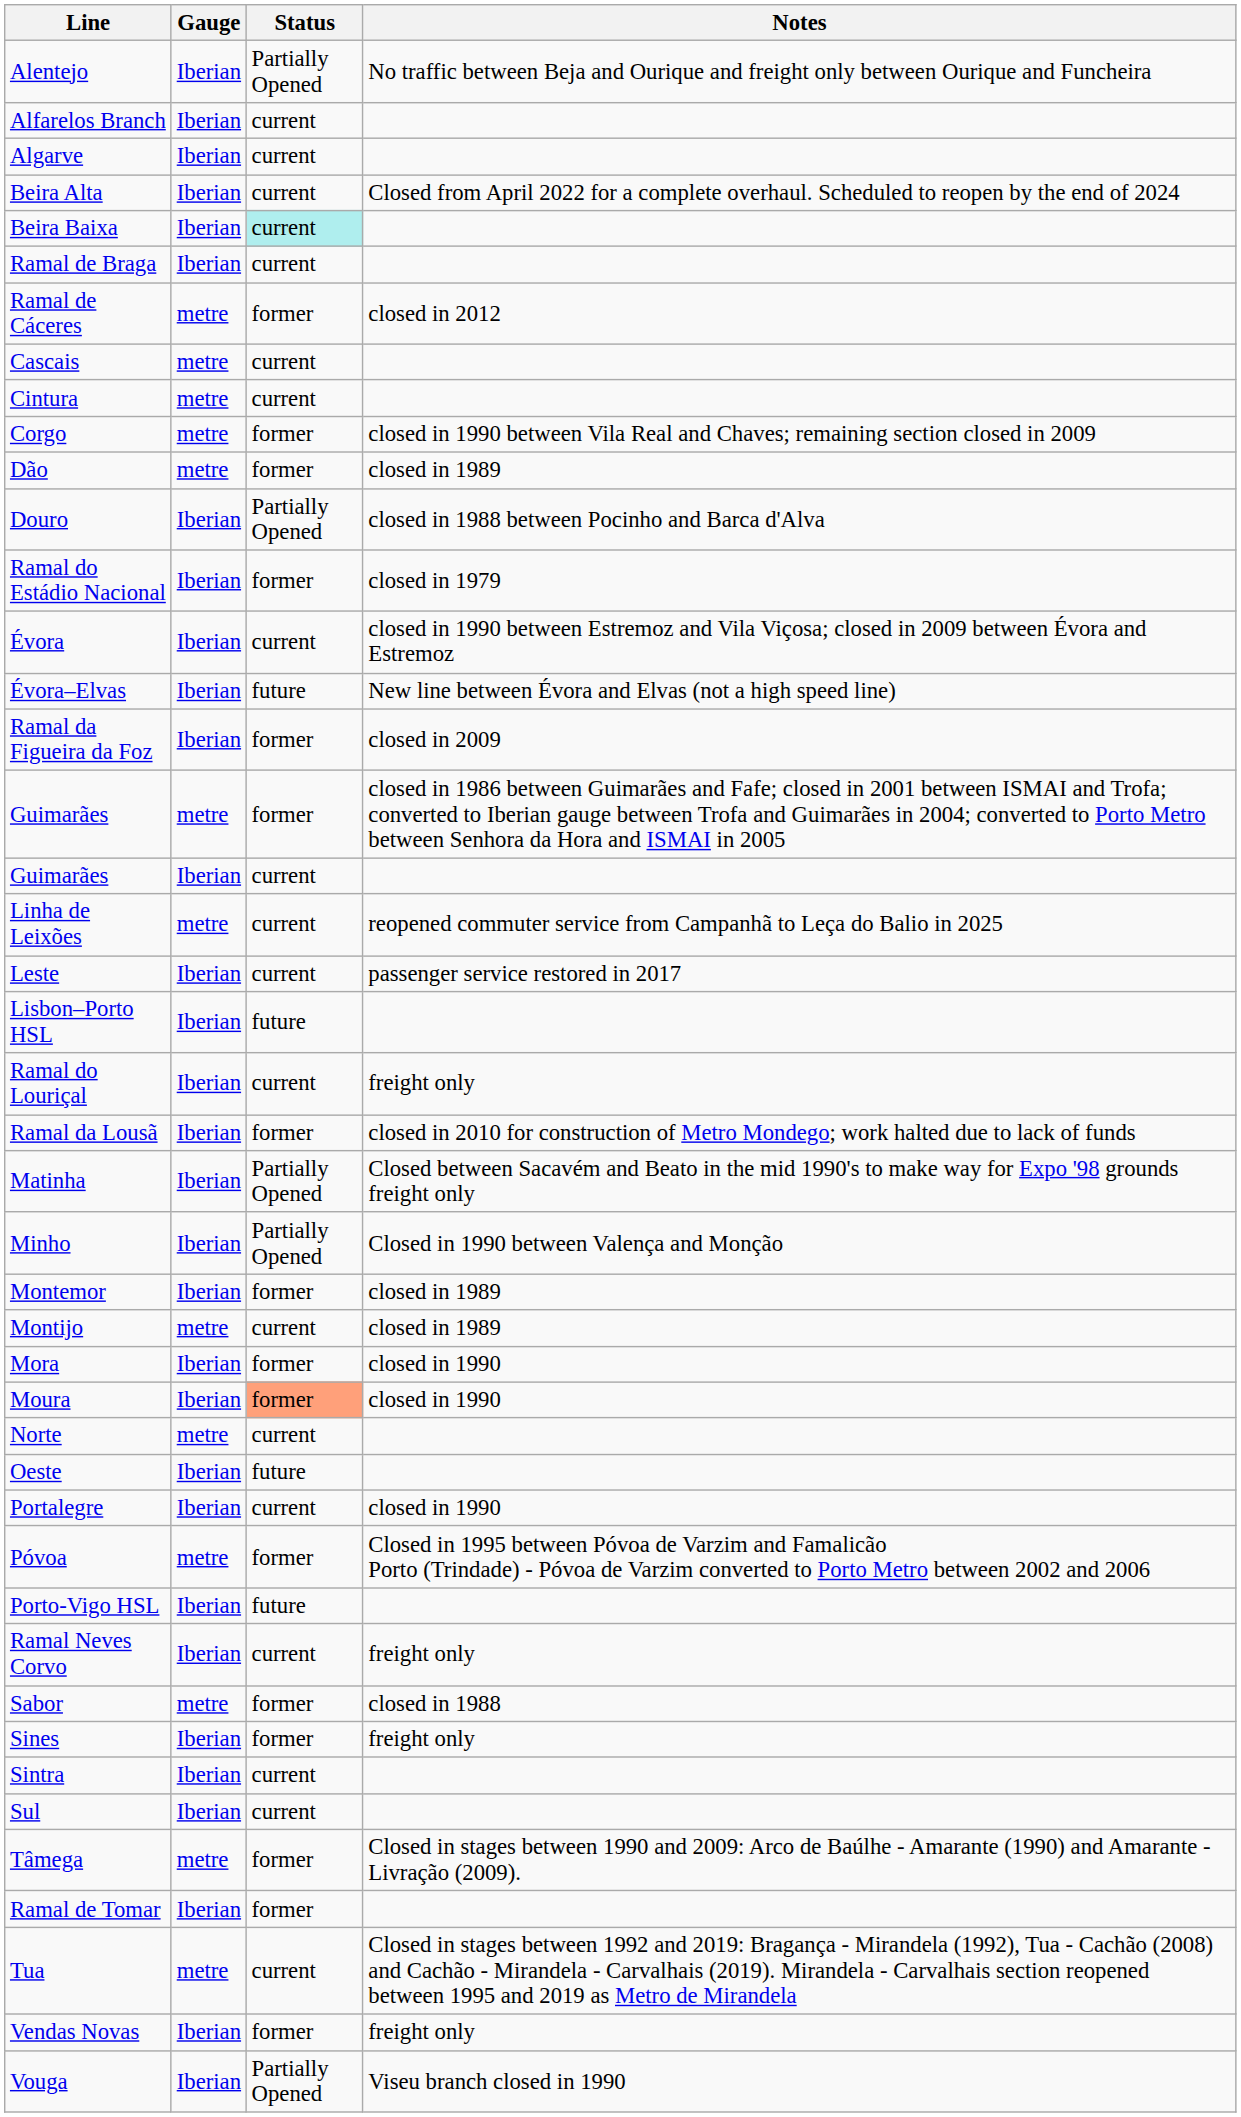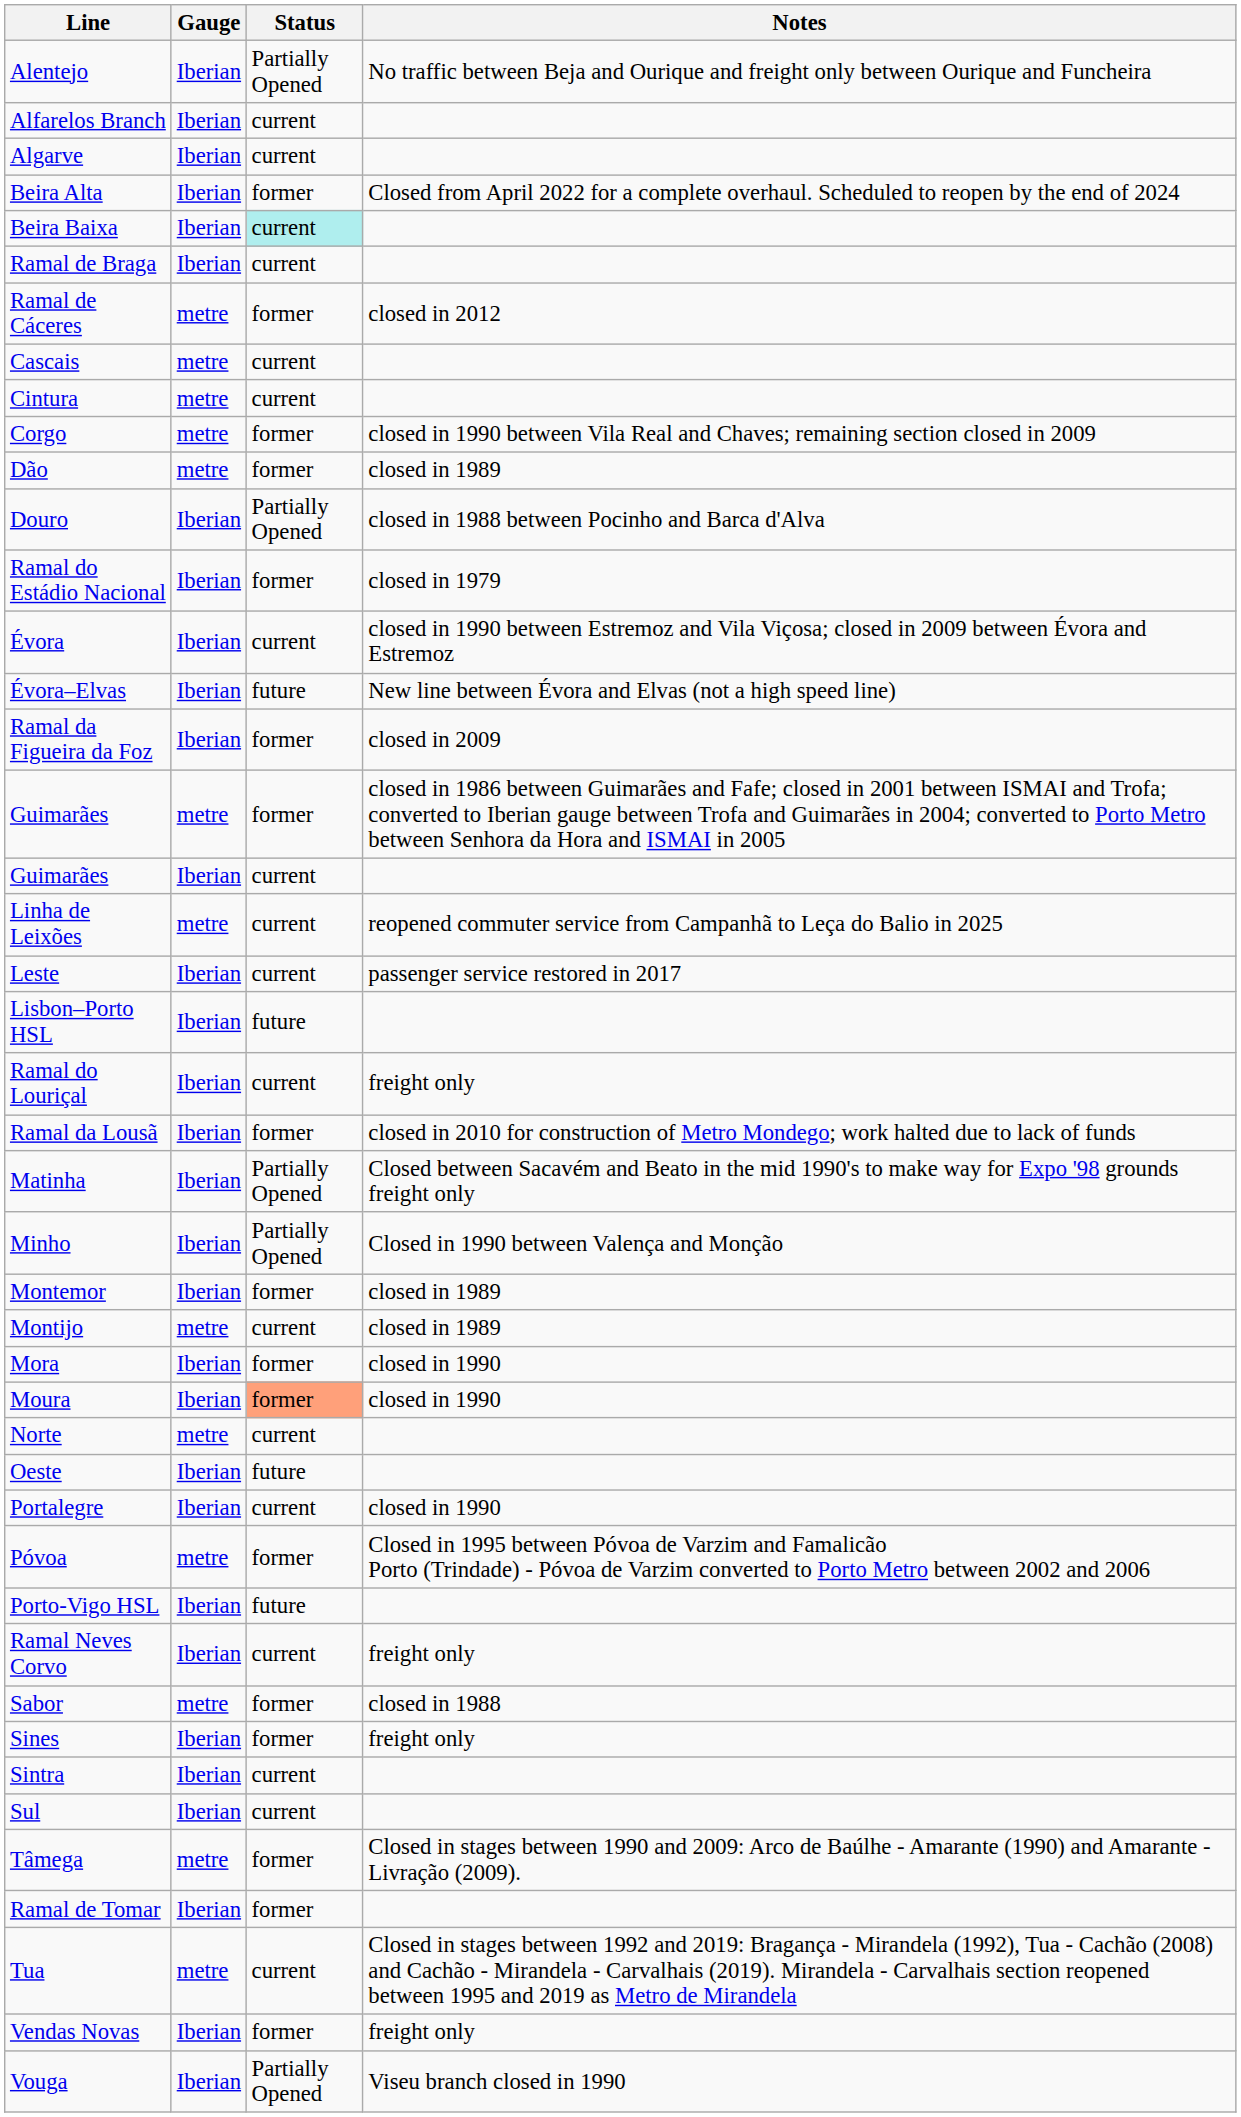(284, 192) current -> (282, 192) former
